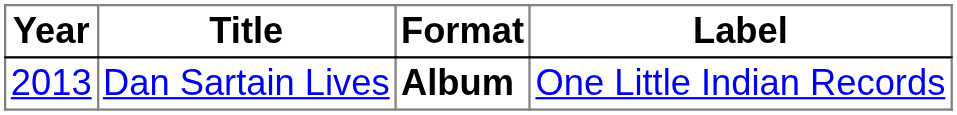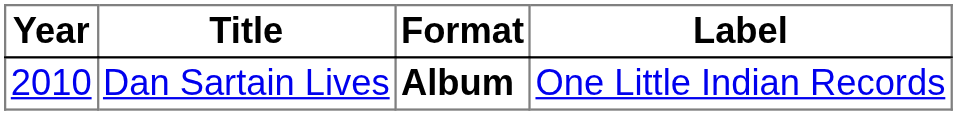(51, 82) 2013 -> (51, 82) 2010
